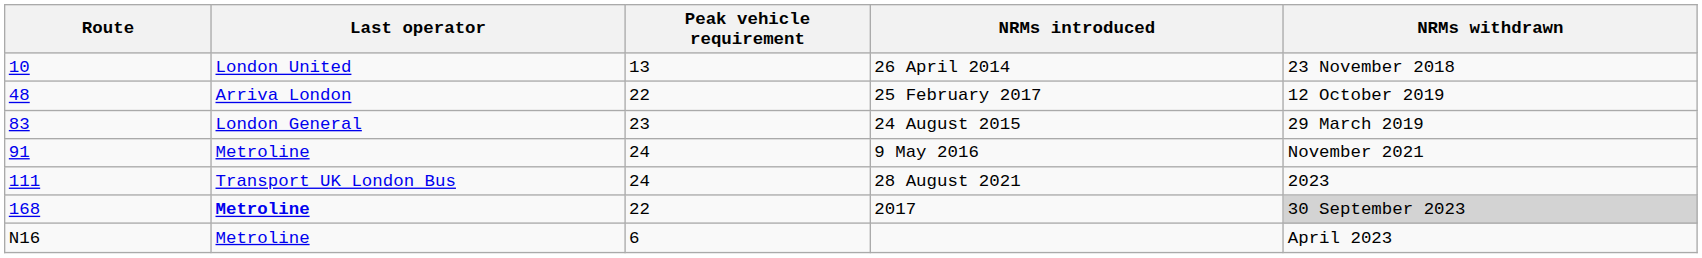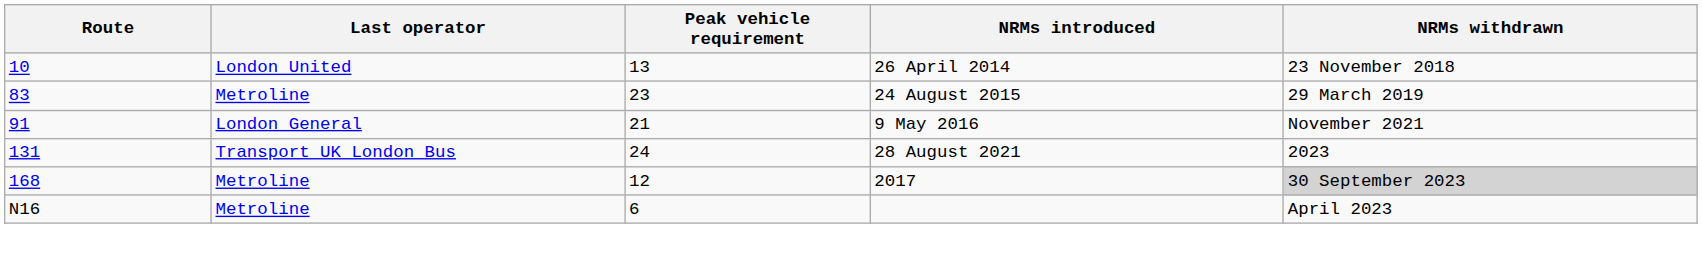- row: (958, 96)
(289, 124) London General -> (263, 96) Metroline
(263, 153) Metroline -> (289, 124) London General
(639, 153) 24 -> (639, 124) 21
(24, 181) 111 -> (24, 153) 131
(263, 209) bold -> (263, 181) normal
(639, 209) 22 -> (639, 181) 12
